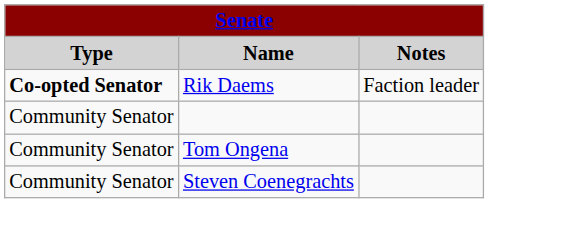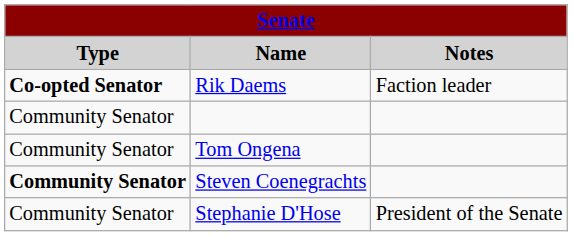(91, 181) normal -> (98, 181) bold
+ row: (268, 213)
